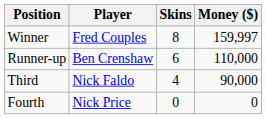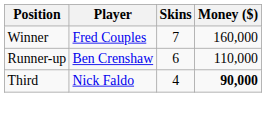(176, 37) 8 -> (176, 37) 7
(236, 37) 159,997 -> (236, 37) 160,000
(239, 80) normal -> (239, 80) bold
- row: (26, 102)
